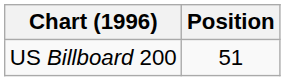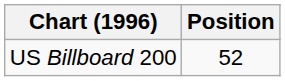(231, 57) 51 -> (231, 57) 52
